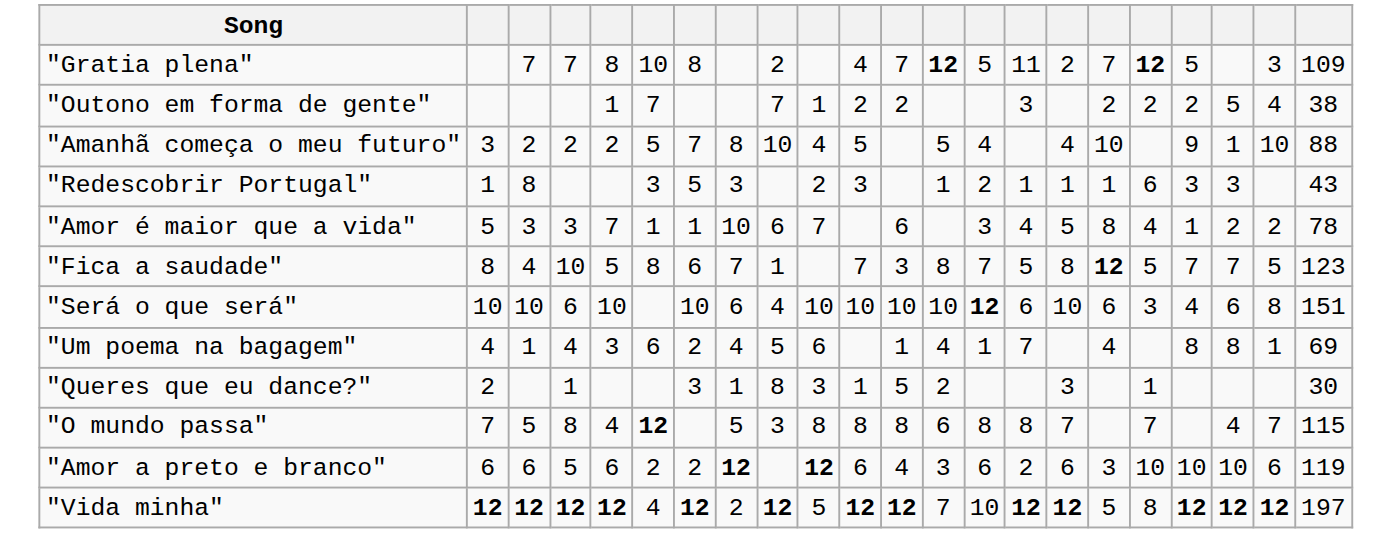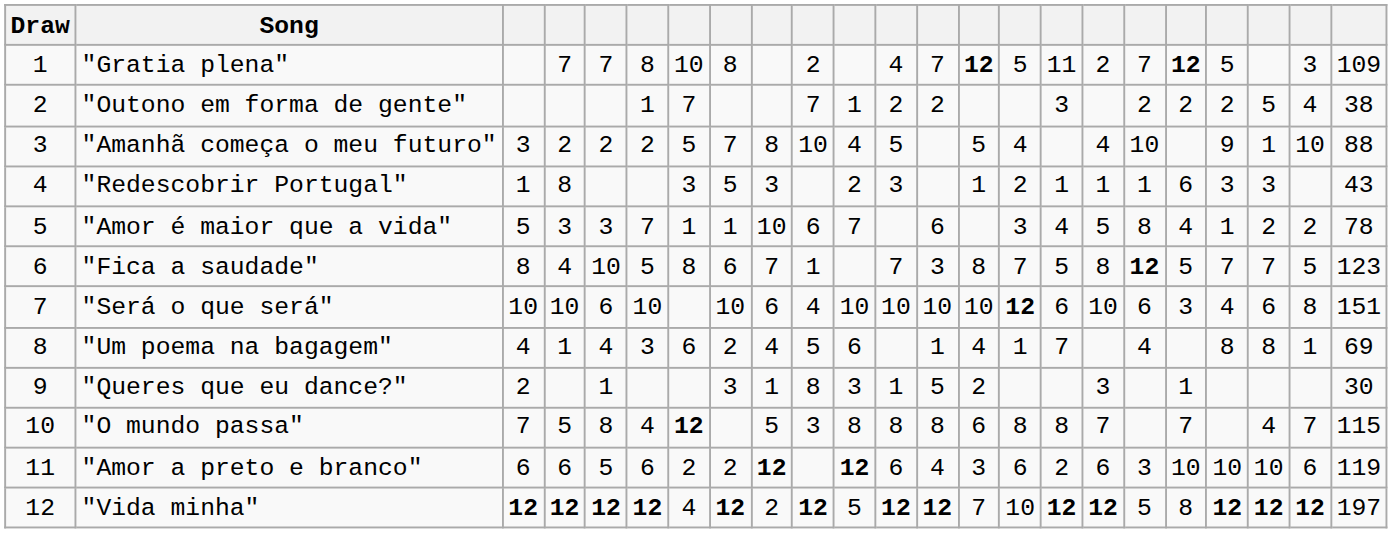+ column: (40, 25)
